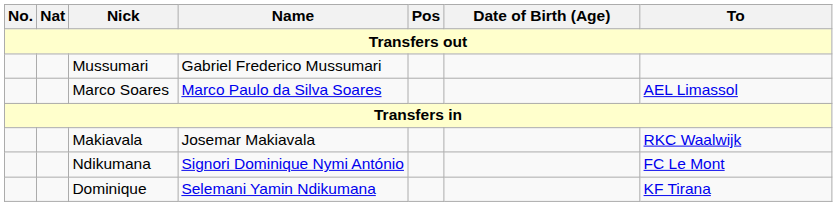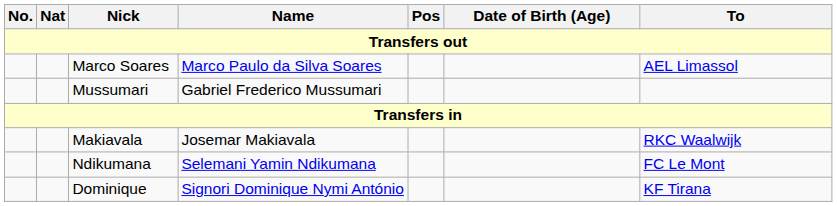rows swapped: (110, 66) <-> (121, 90)
(293, 164) Signori Dominique Nymi António -> (279, 164) Selemani Yamin Ndikumana
(279, 189) Selemani Yamin Ndikumana -> (293, 189) Signori Dominique Nymi António
